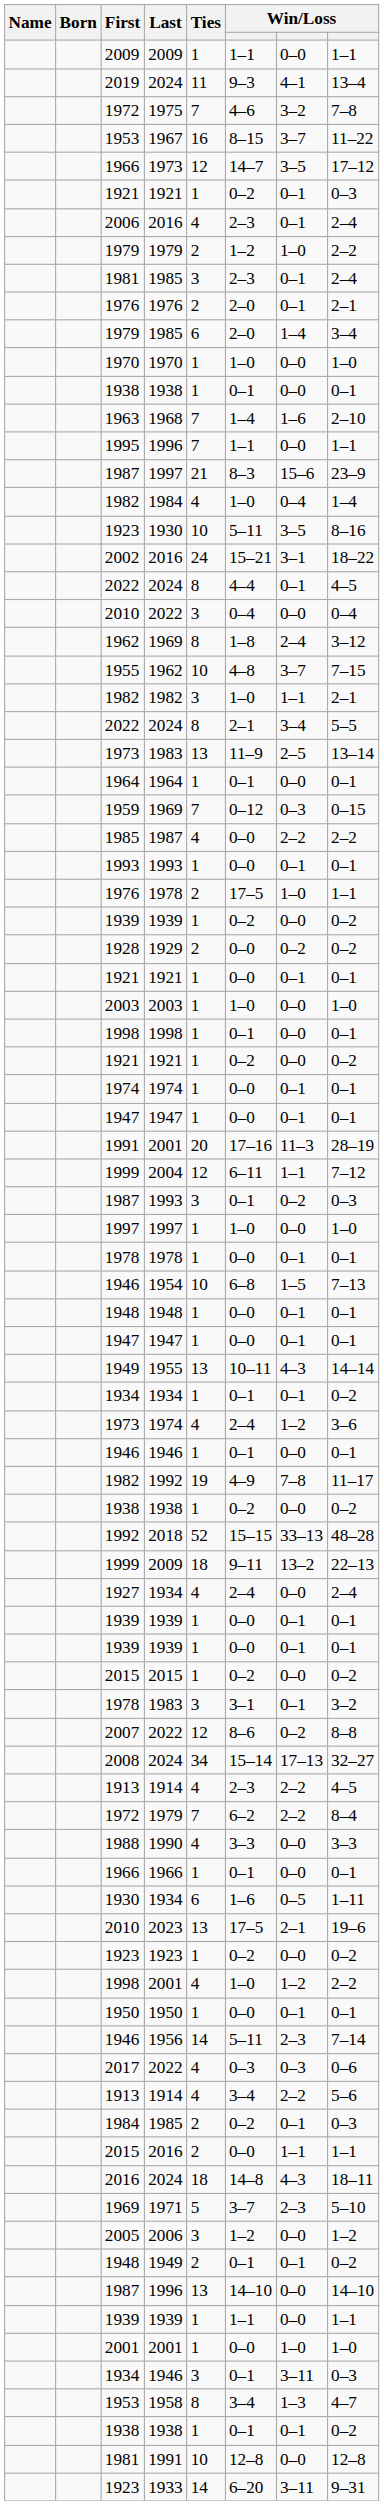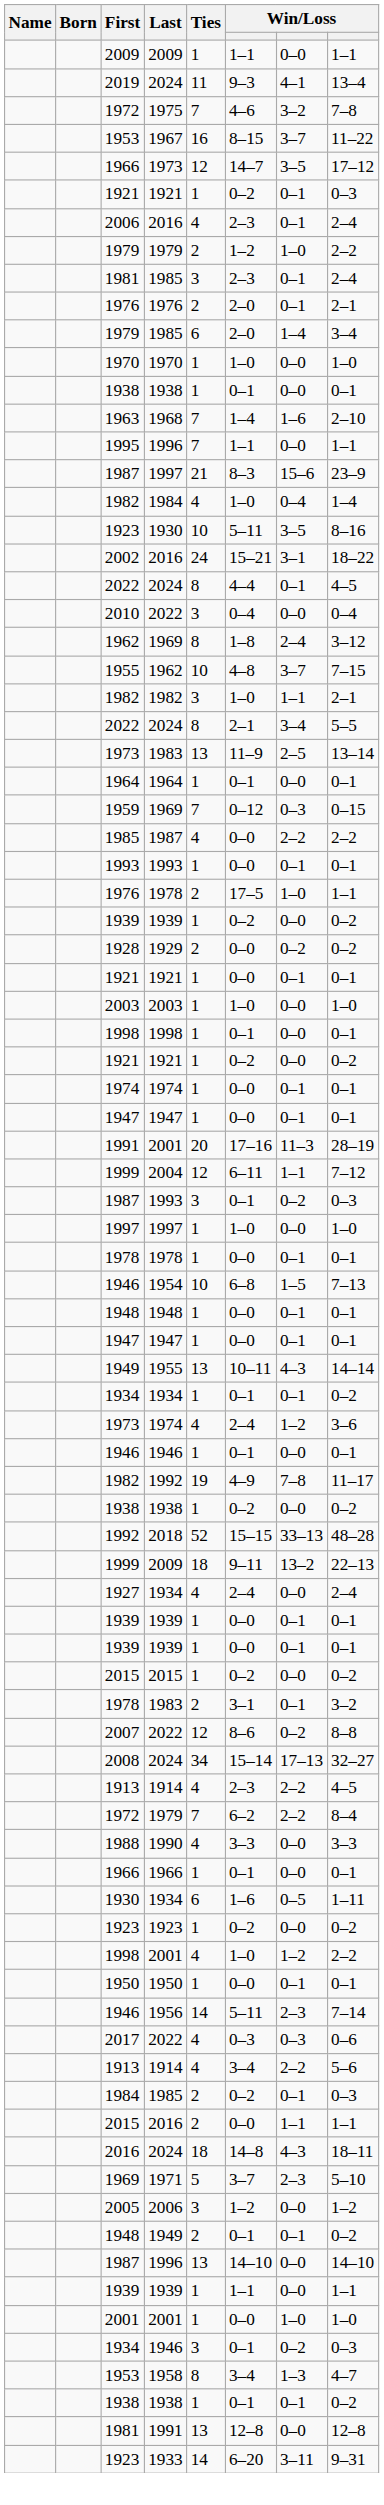(195, 1703) 3 -> (195, 1703) 2
- row: (122, 1927)
(297, 2374) 3–11 -> (293, 2346) 0–2
(199, 2458) 10 -> (199, 2430) 13
